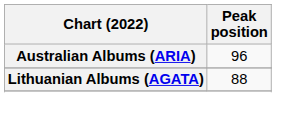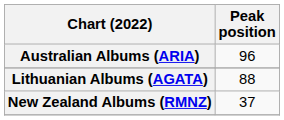+ row: (110, 102)
